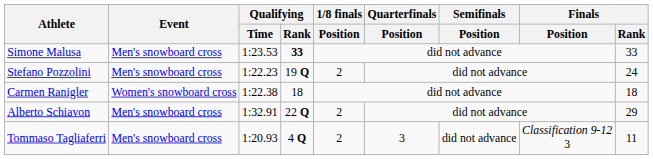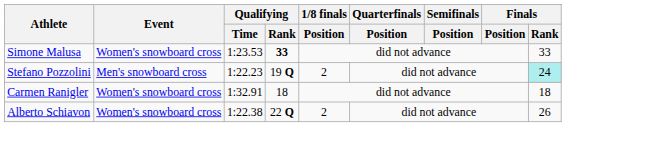(167, 53) Men's snowboard cross -> (159, 53) Women's snowboard cross
(632, 73) no background -> (545, 73) paleturquoise background
(260, 92) 1:22.38 -> (245, 92) 1:32.91
(167, 112) Men's snowboard cross -> (159, 112) Women's snowboard cross
(260, 112) 1:32.91 -> (245, 112) 1:22.38
(632, 112) 29 -> (545, 112) 26
- row: (57, 138)
